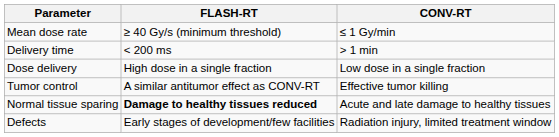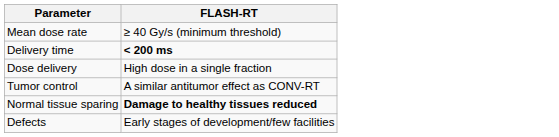- column: (446, 13)
(148, 50) normal -> (148, 50) bold
